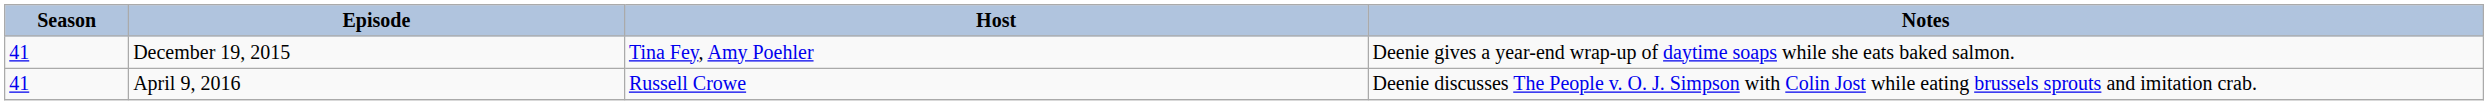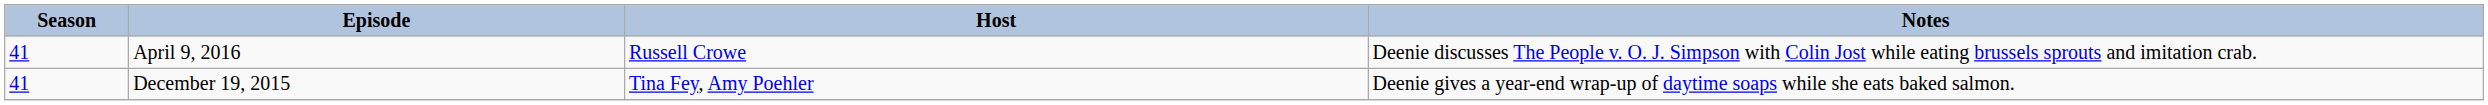rows swapped: (212, 52) <-> (187, 83)
